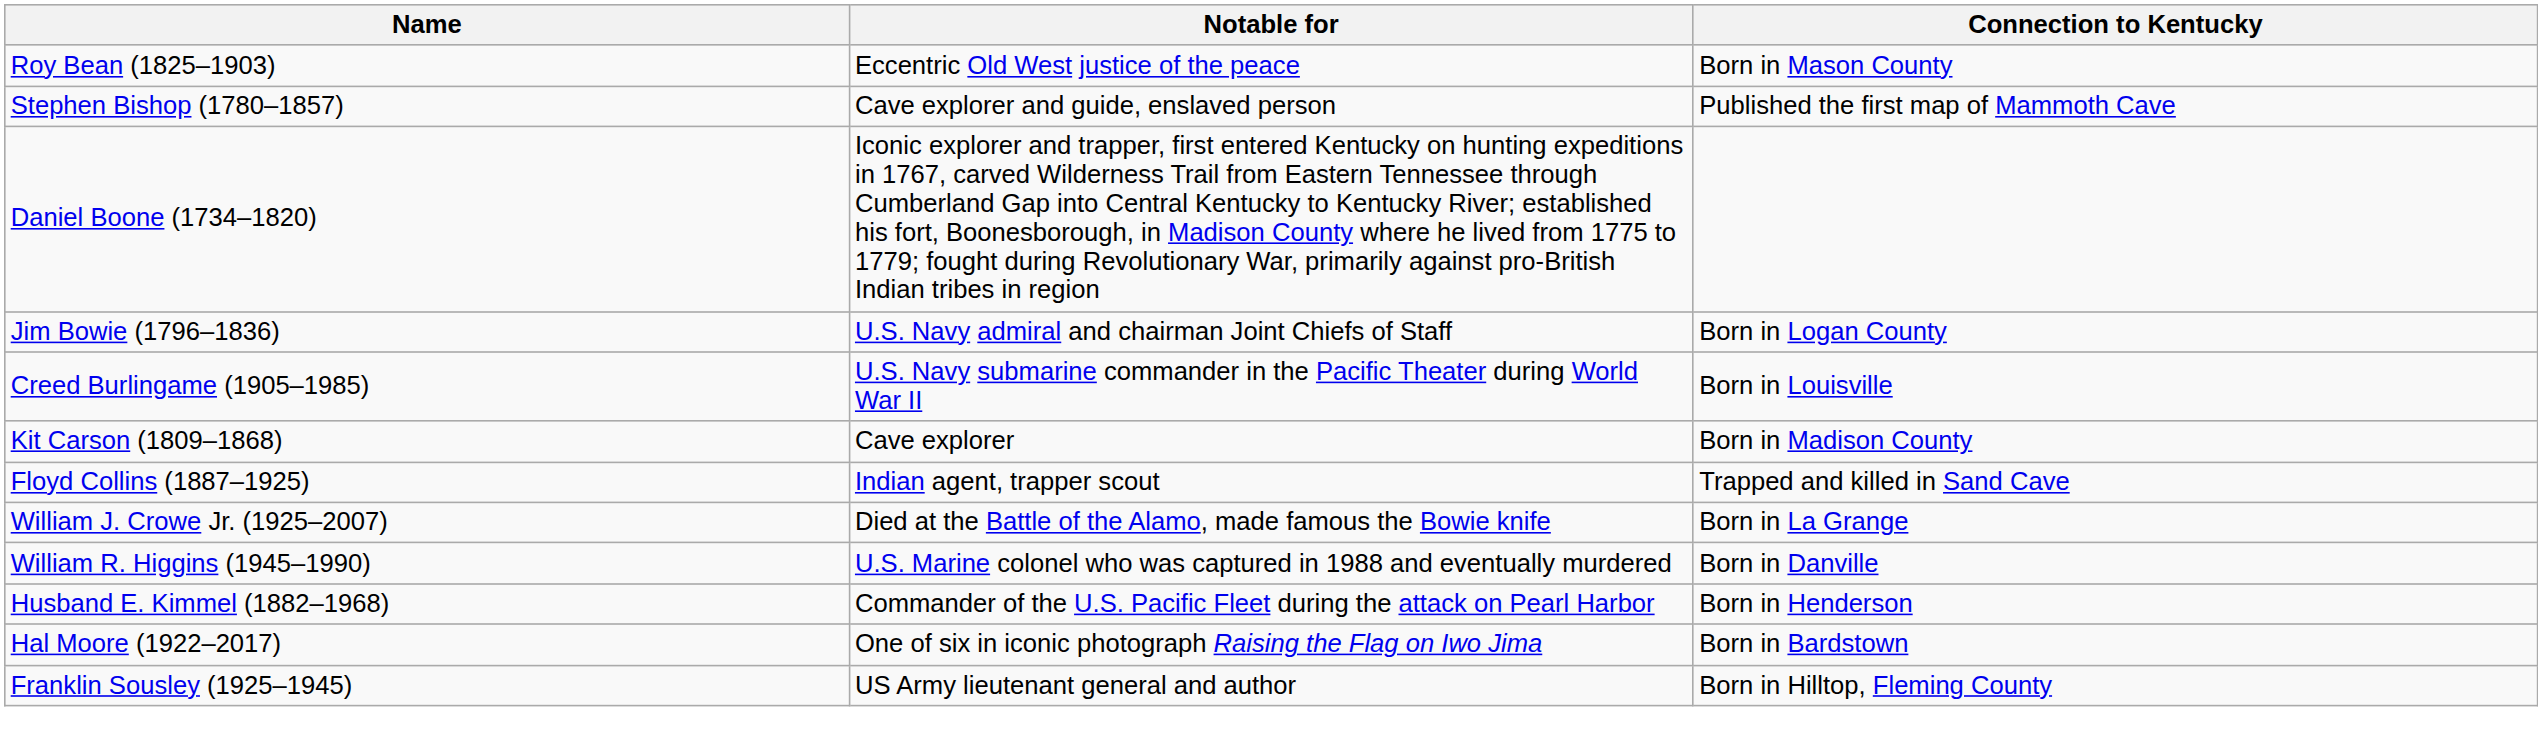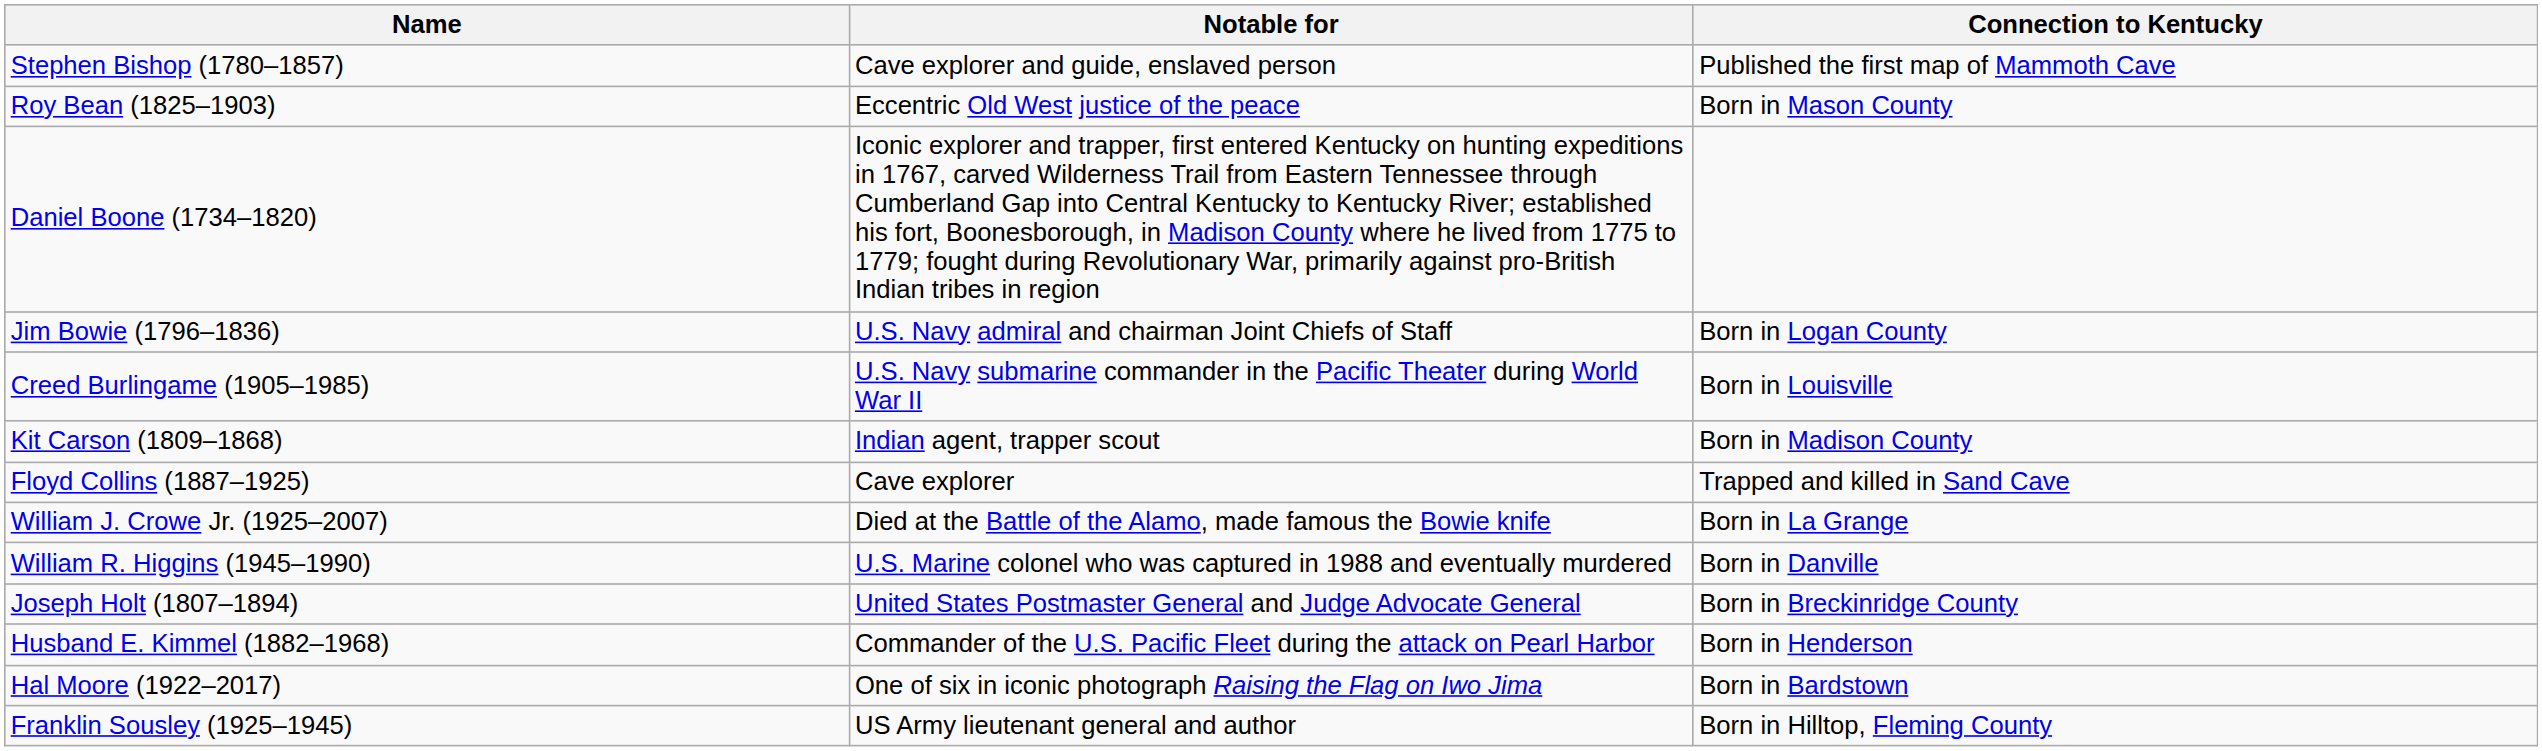rows swapped: (143, 65) <-> (177, 106)
(935, 441) Cave explorer -> (1007, 441) Indian agent, trapper scout
(1007, 481) Indian agent, trapper scout -> (935, 481) Cave explorer
+ row: (154, 603)
